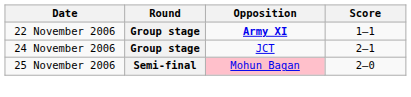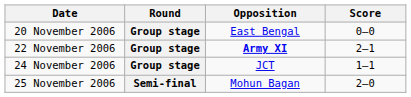+ row: (65, 31)
(365, 31) 1–1 -> (365, 49) 2–1
(365, 49) 2–1 -> (365, 66) 1–1
(265, 66) pink background -> (265, 84) no background
